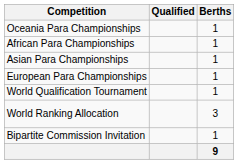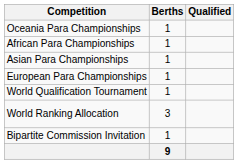columns swapped: (215, 12) <-> (173, 12)
